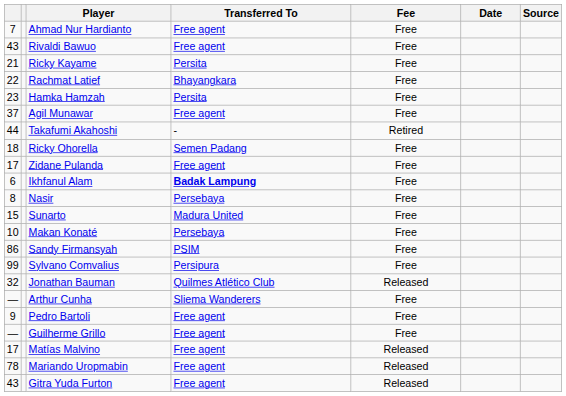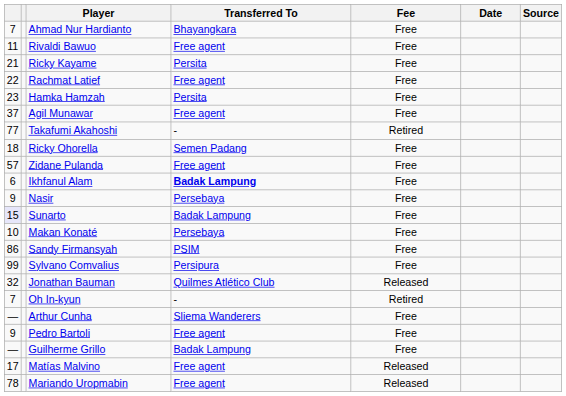(199, 30) Free agent -> (205, 30) Bhayangkara
(13, 47) 43 -> (13, 47) 11
(205, 80) Bhayangkara -> (199, 80) Free agent
(13, 131) 44 -> (13, 131) 77
(13, 165) 17 -> (13, 165) 57
(13, 198) 8 -> (13, 198) 9
(13, 215) no background -> (13, 215) lavender background
(208, 215) Madura United -> (212, 215) Badak Lampung
+ row: (55, 299)
(199, 333) Free agent -> (212, 350) Badak Lampung
- row: (70, 384)
